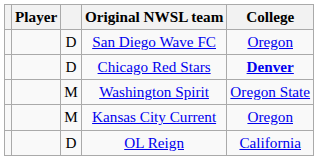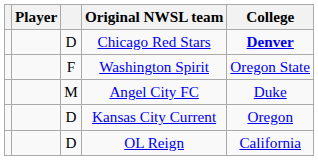- row: (154, 42)
(71, 92) M -> (71, 67) F
+ row: (154, 92)
(71, 117) M -> (71, 117) D
